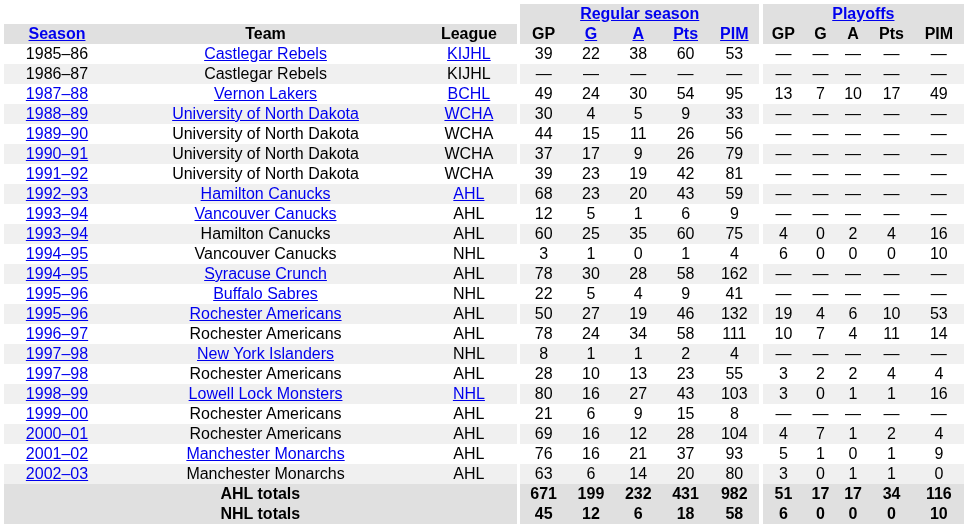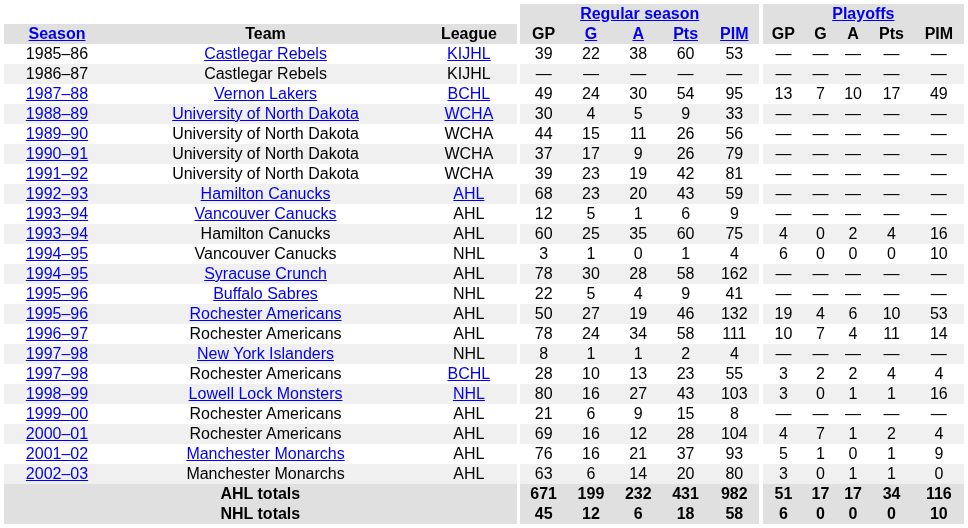(469, 374) AHL -> (469, 374) BCHL
